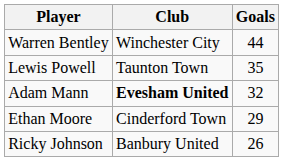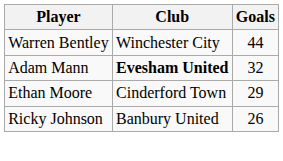- row: (52, 67)
